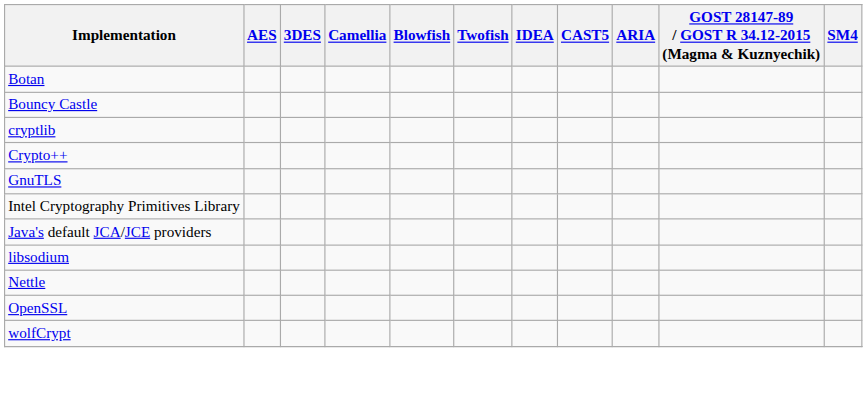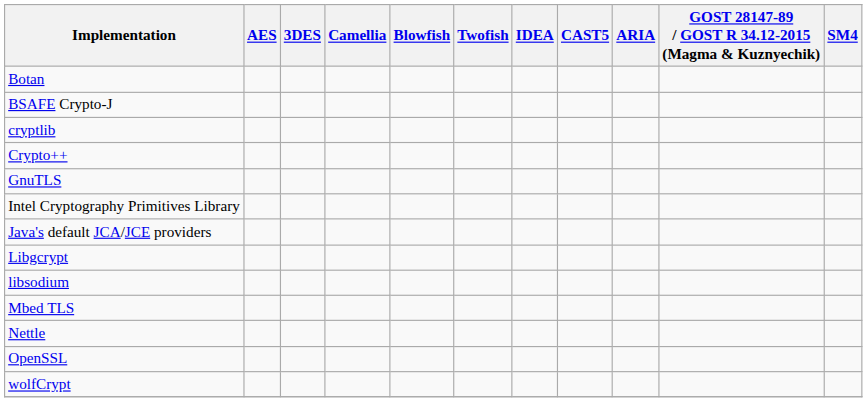- row: (53, 104)
+ row: (60, 104)
+ row: (38, 257)
+ row: (41, 308)
